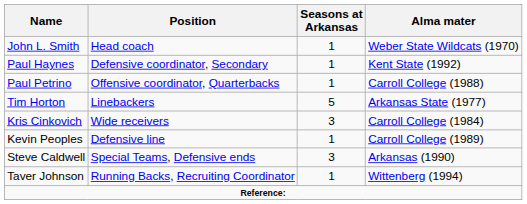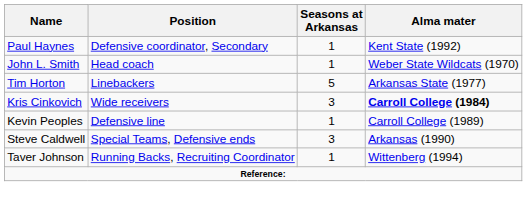rows swapped: (43, 46) <-> (41, 65)
- row: (39, 83)
(426, 121) normal -> (429, 102) bold
